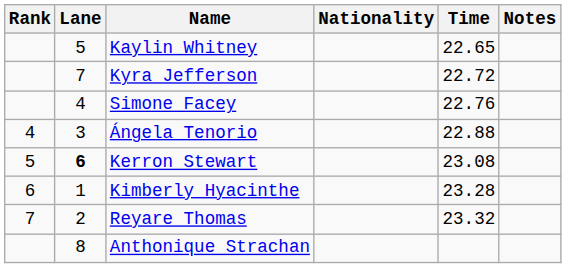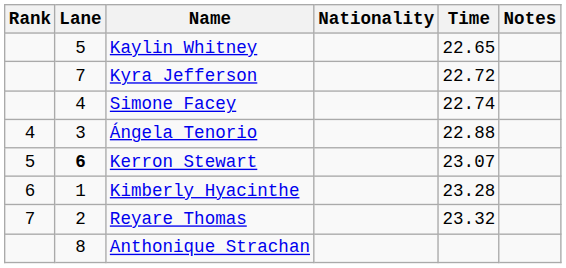(469, 105) 22.76 -> (469, 105) 22.74
(469, 162) 23.08 -> (469, 162) 23.07
